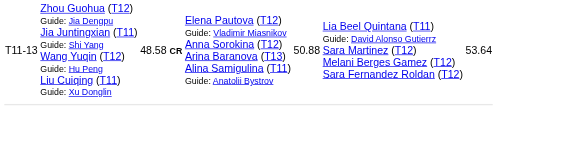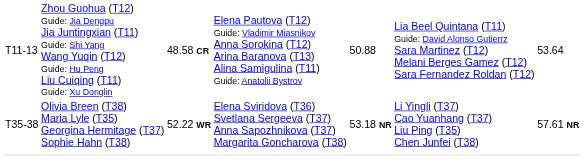+ row: (22, 124)
